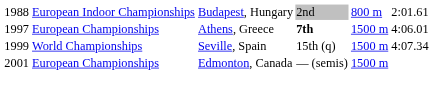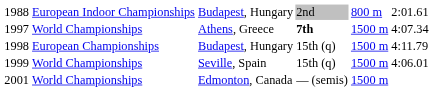(96, 29) European Championships -> (87, 29) World Championships
(410, 29) 4:06.01 -> (410, 29) 4:07.34
+ row: (17, 46)
(410, 46) 4:07.34 -> (410, 63) 4:06.01
(96, 63) European Championships -> (87, 80) World Championships
